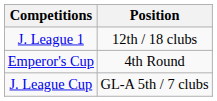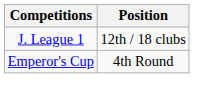- row: (51, 84)
